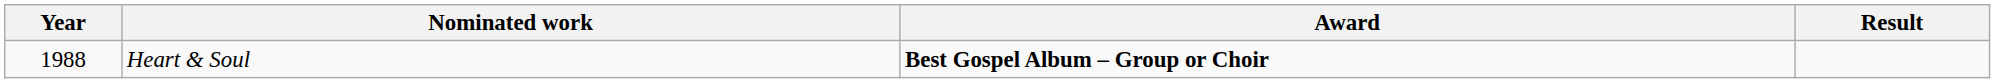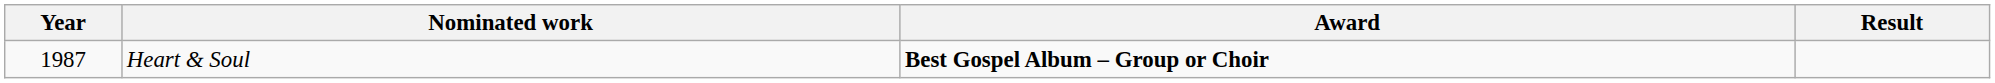(63, 58) 1988 -> (63, 58) 1987
